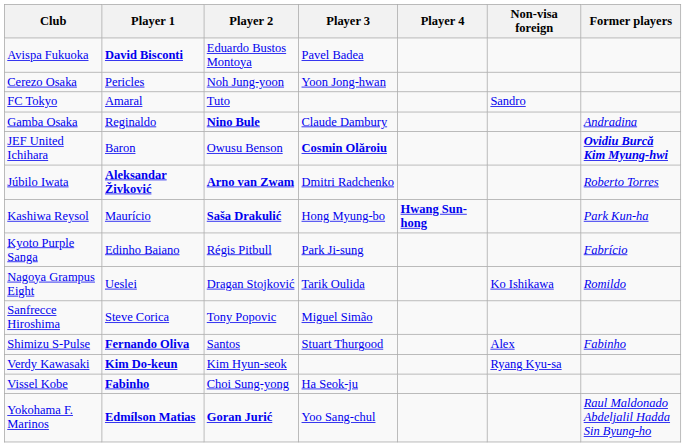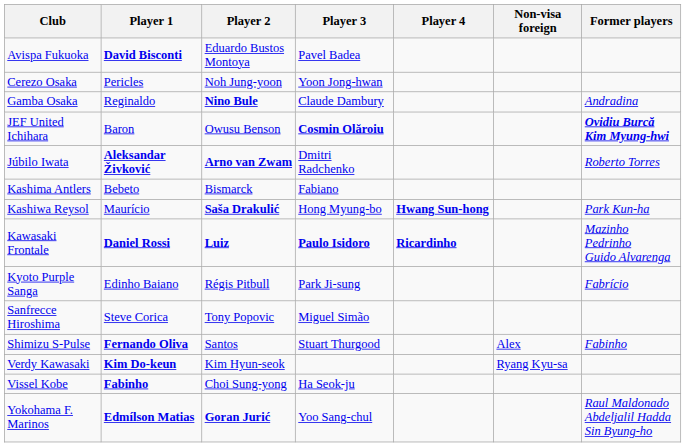- row: (32, 101)
+ row: (49, 189)
+ row: (32, 242)
- row: (51, 283)
